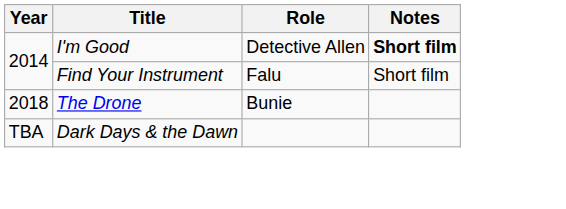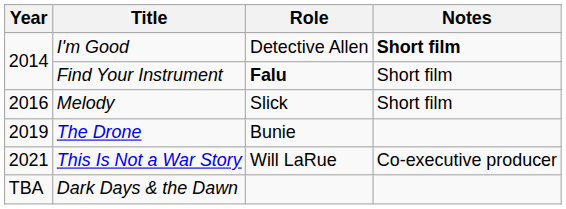(264, 75) normal -> (268, 75) bold
+ row: (86, 103)
(29, 103) 2018 -> (29, 132) 2019
+ row: (149, 160)
